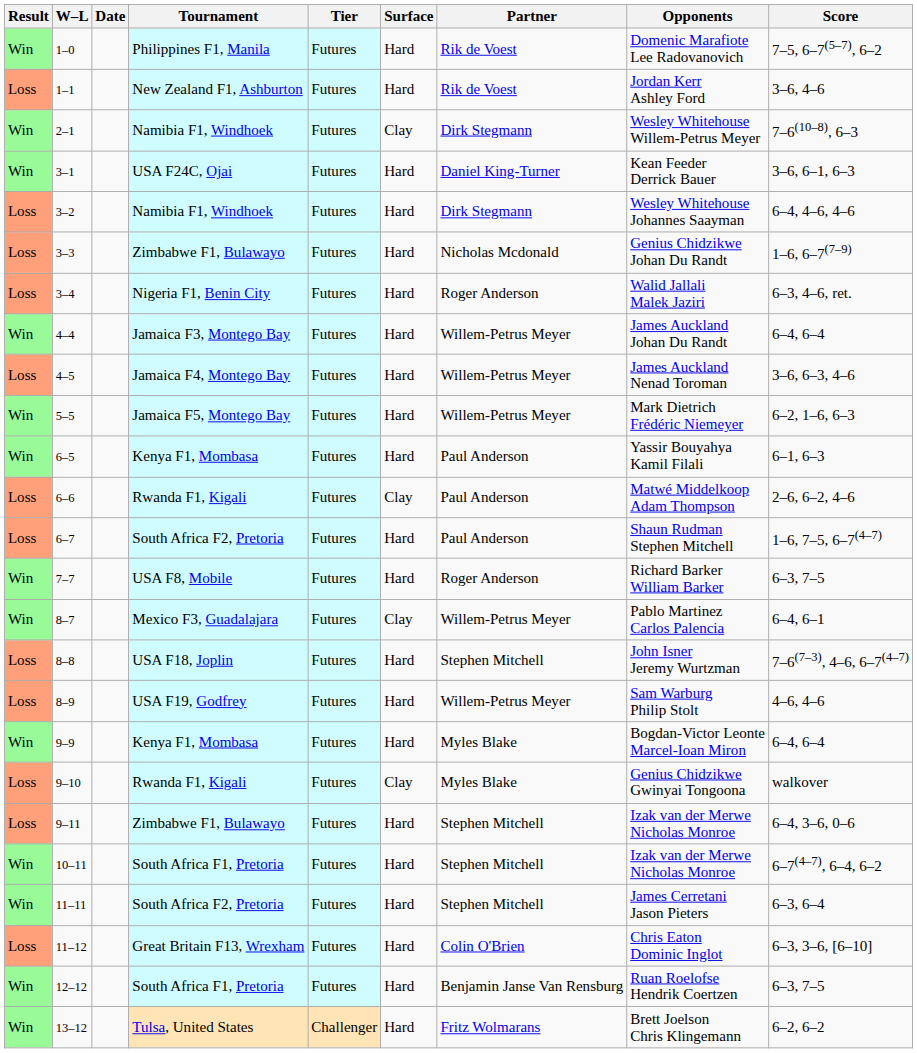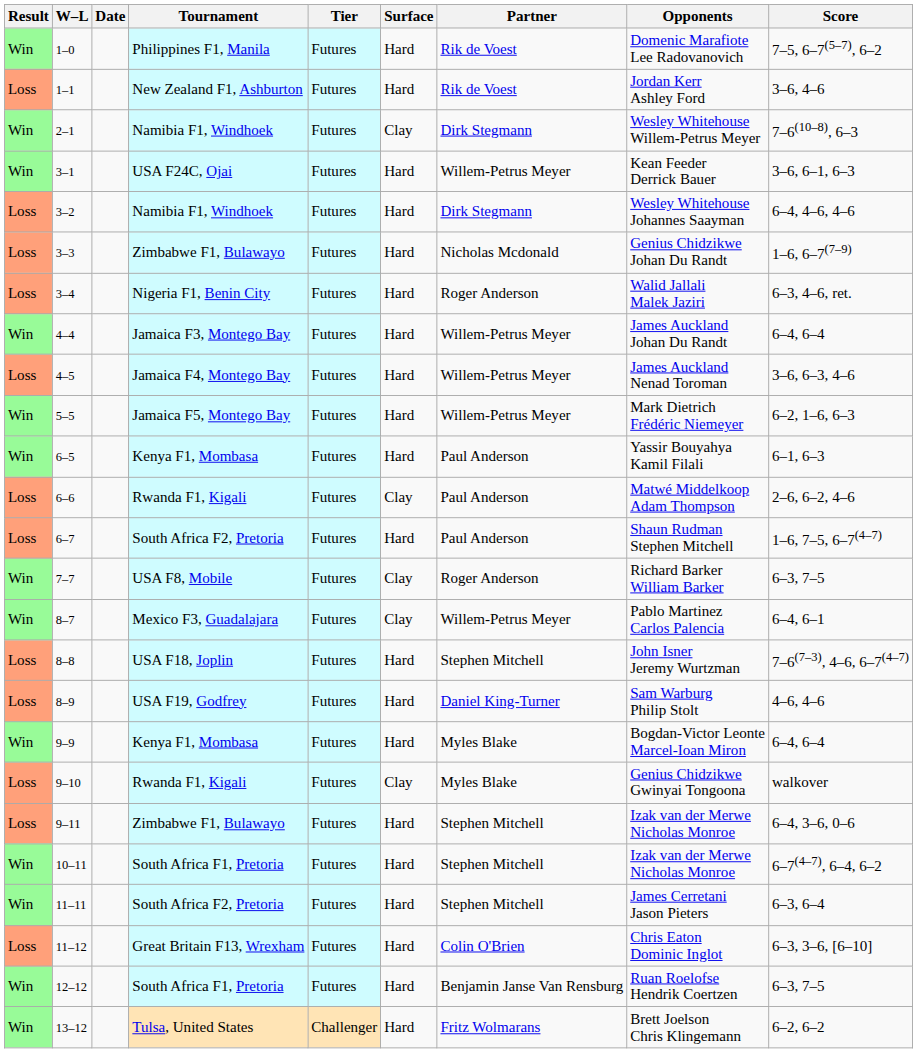(500, 171) Daniel King-Turner -> (506, 171) Willem-Petrus Meyer
(399, 578) Hard -> (398, 578) Clay
(506, 701) Willem-Petrus Meyer -> (500, 701) Daniel King-Turner
